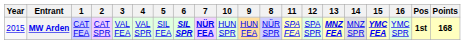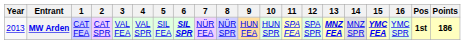columns swapped: (271, 10) <-> (227, 10)
(15, 28) 2015 -> (15, 28) 2013
(205, 28) bold -> (205, 28) normal
(445, 28) 168 -> (445, 28) 186
